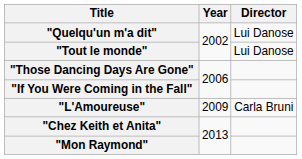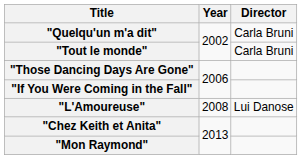(264, 32) Lui Danose -> (264, 32) Carla Bruni
(264, 51) Lui Danose -> (264, 51) Carla Bruni
(215, 107) 2009 -> (215, 107) 2008
(264, 107) Carla Bruni -> (264, 107) Lui Danose
